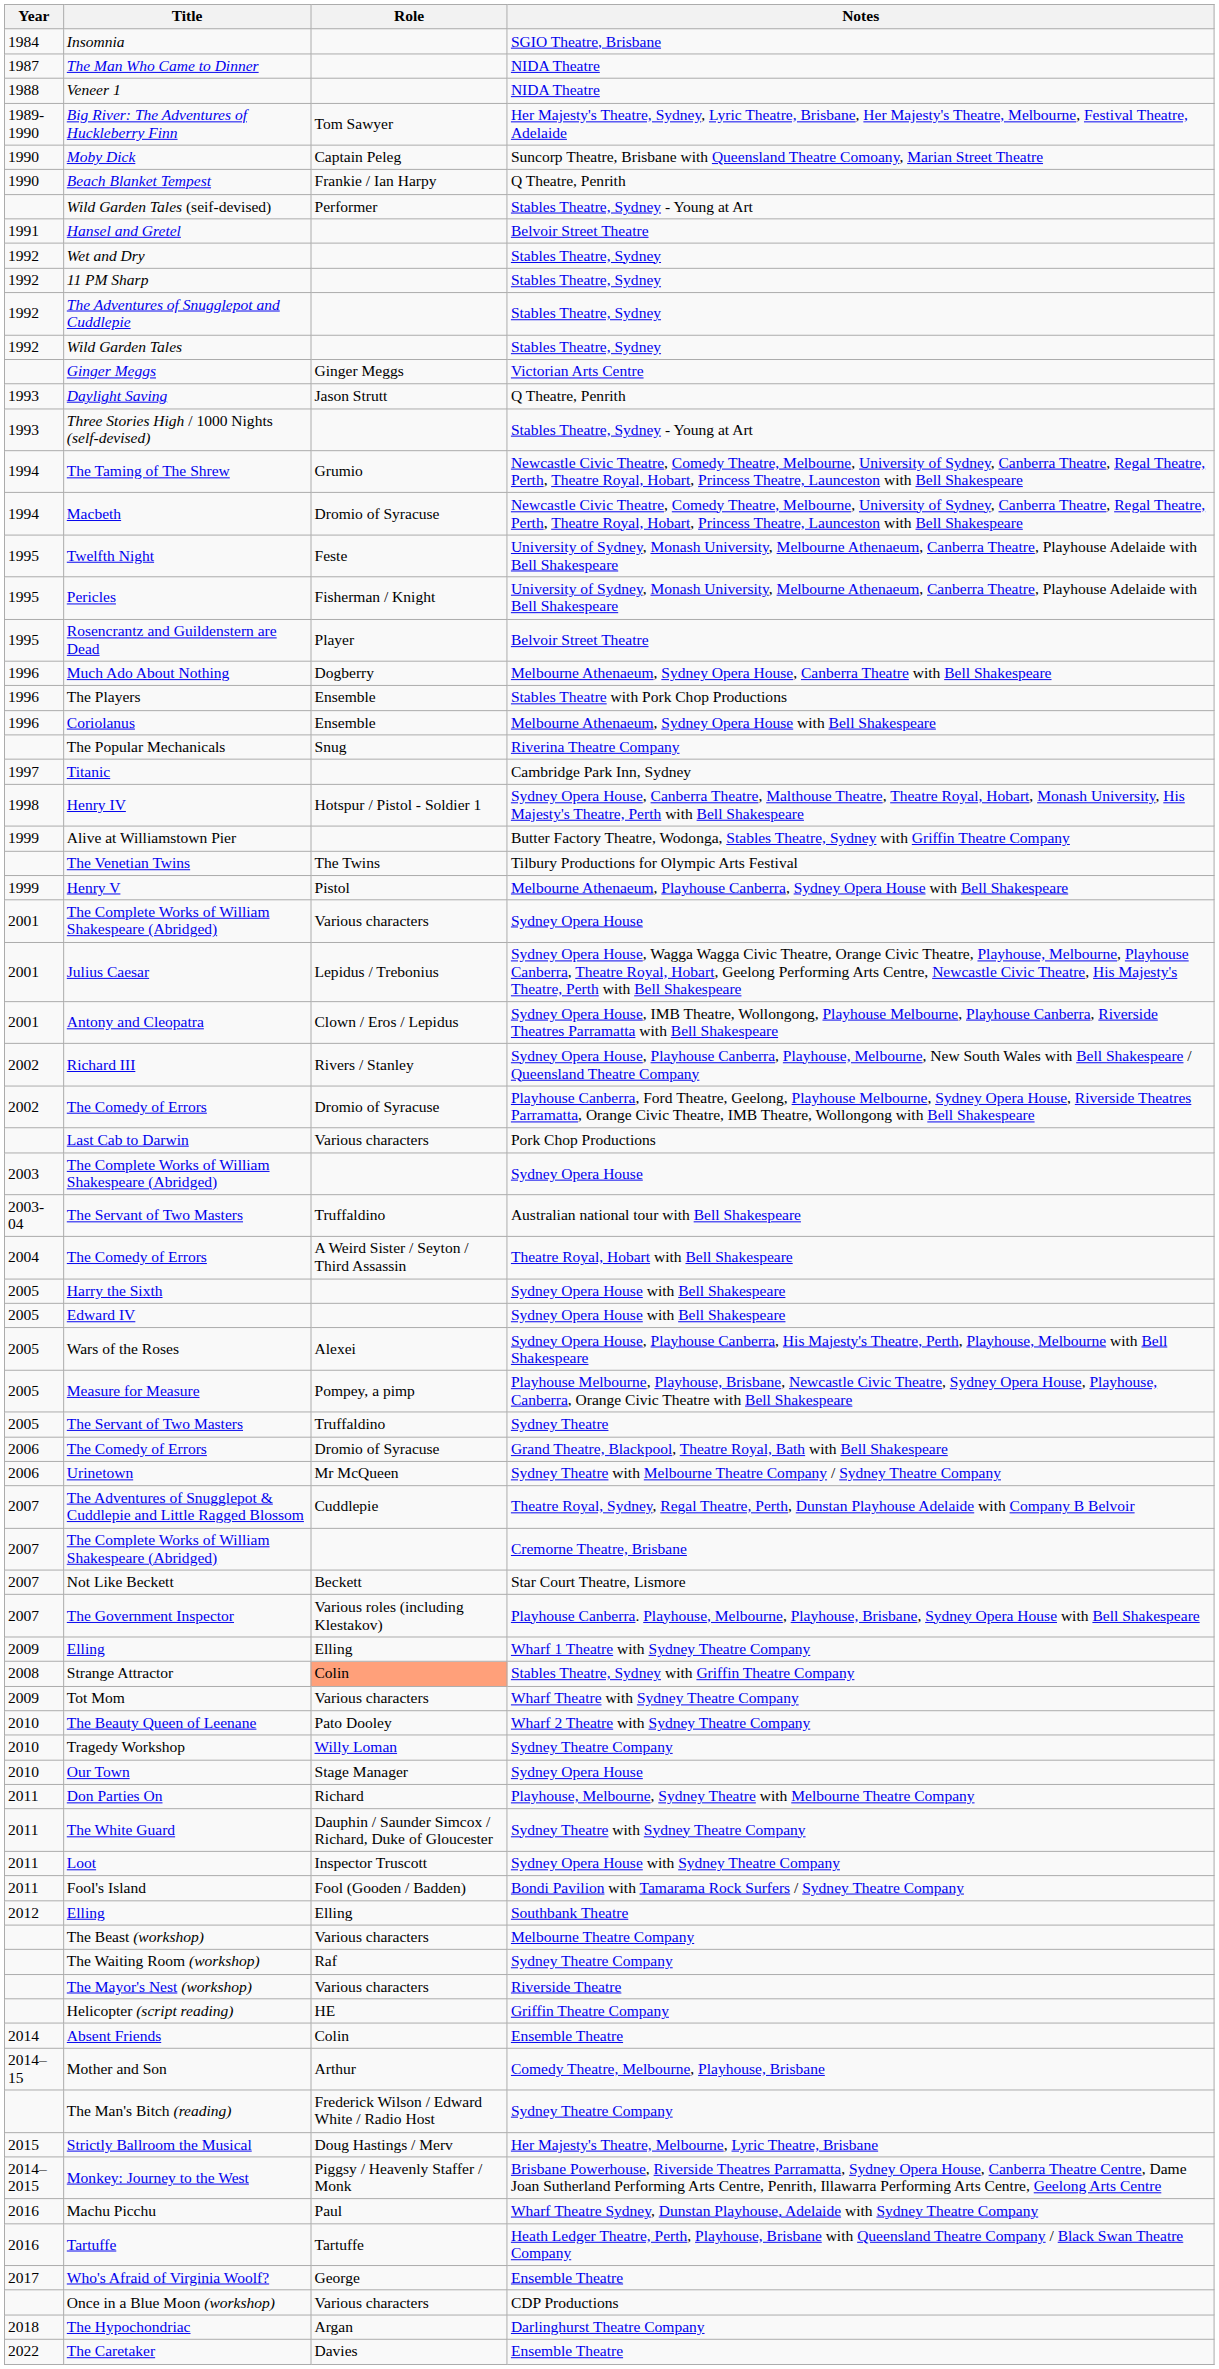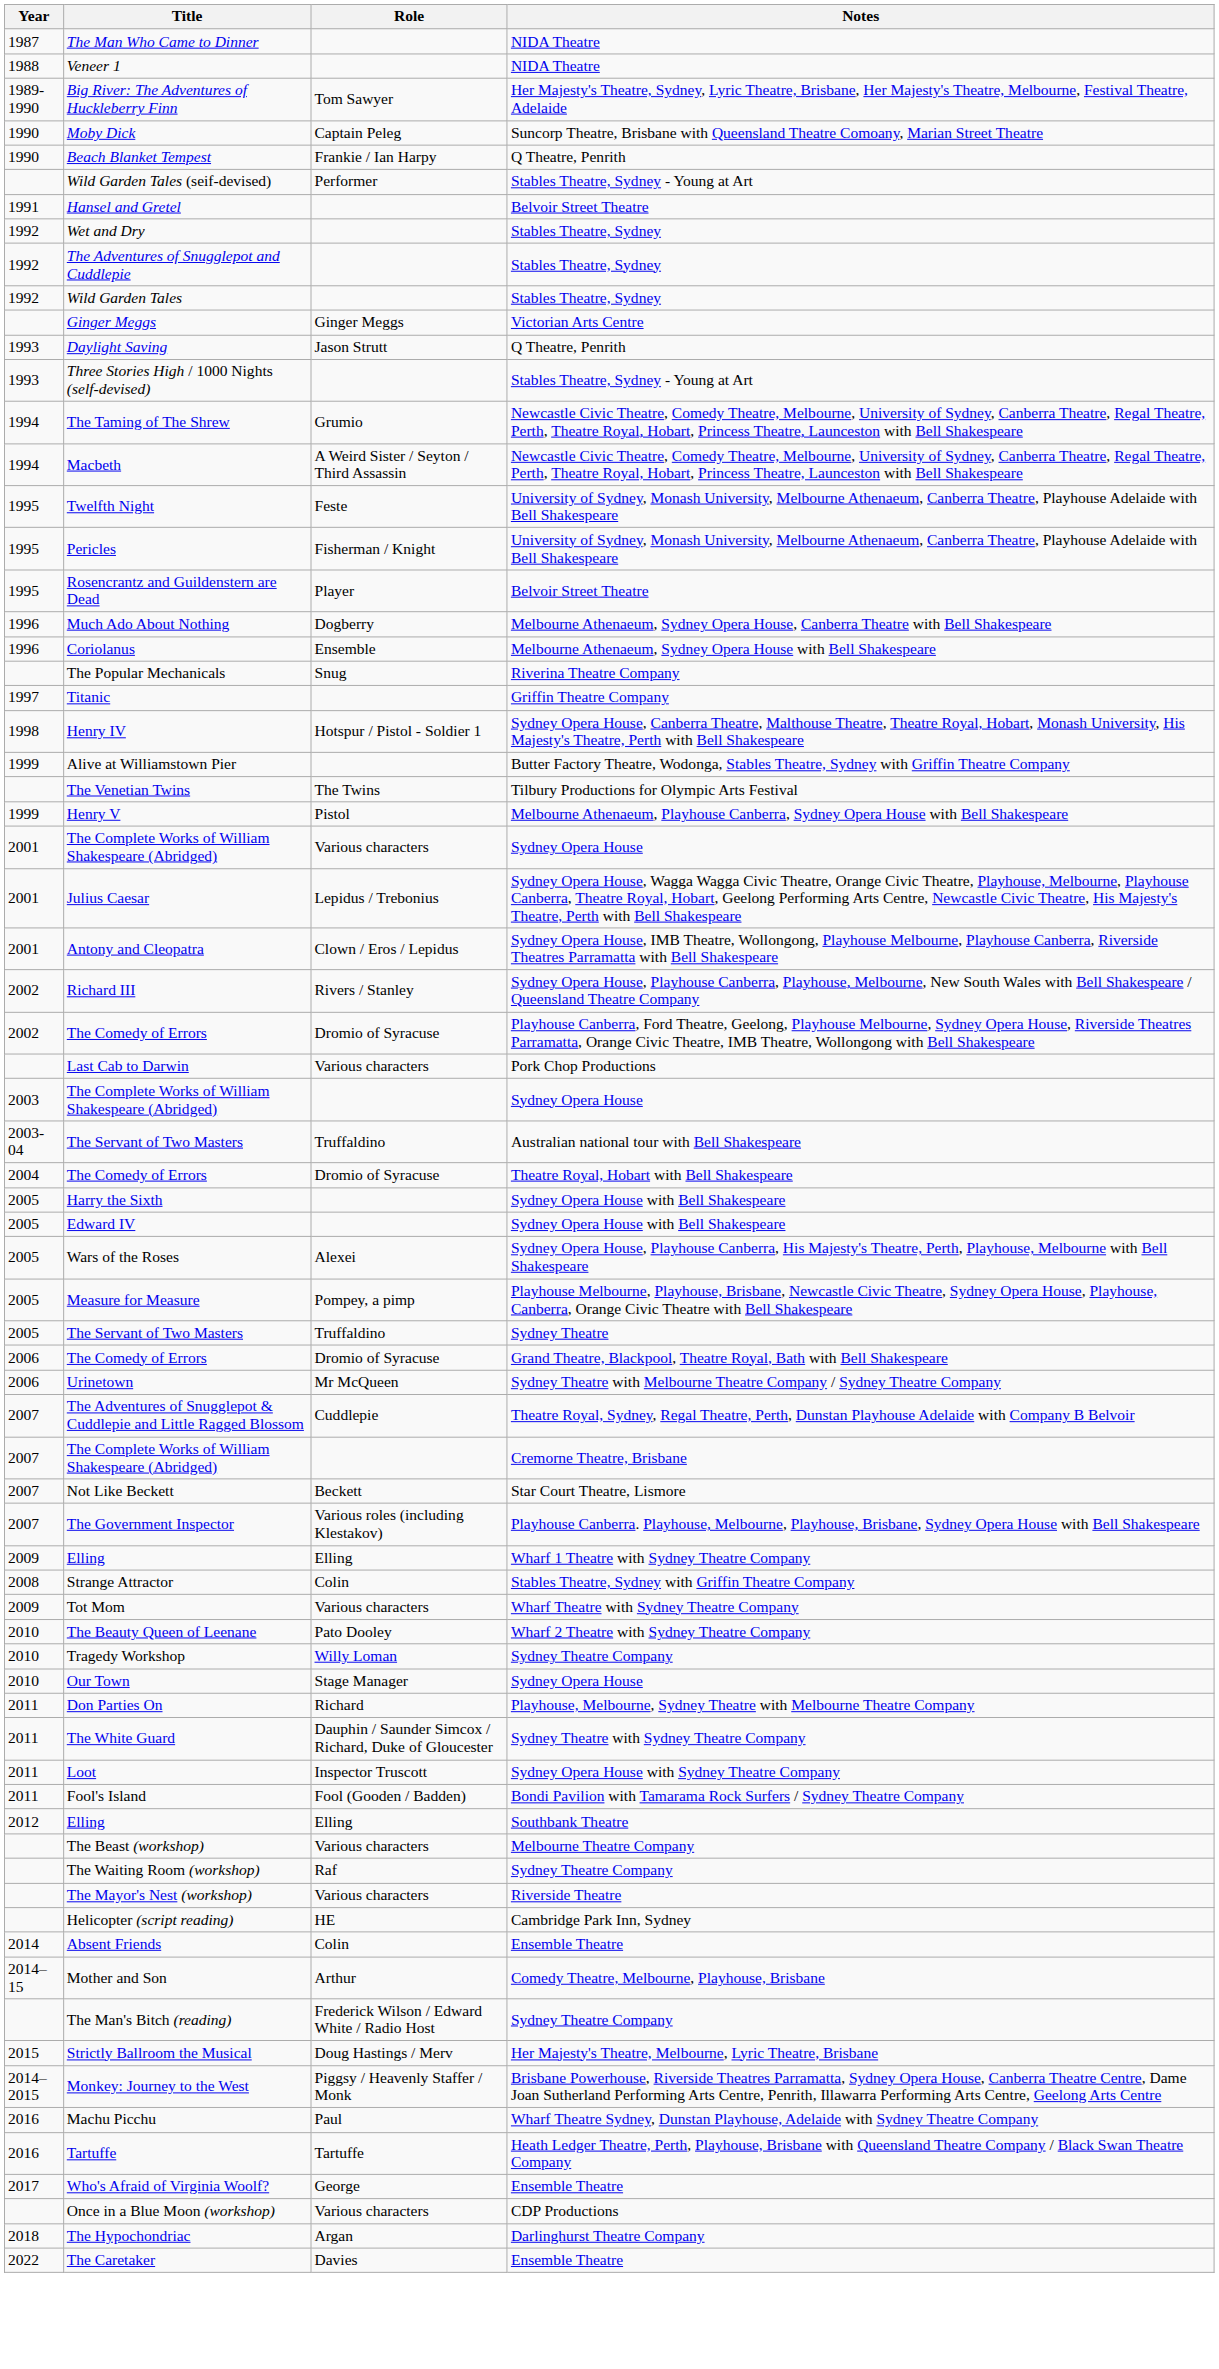- row: (24, 41)
- row: (24, 280)
(377, 513) Dromio of Syracuse -> (392, 464) A Weird Sister / Seyton / Third Assassin
- row: (24, 697)
(601, 771) Cambridge Park Inn, Sydney -> (590, 697) Griffin Theatre Company
(392, 1257) A Weird Sister / Seyton / Third Assassin -> (377, 1175) Dromio of Syracuse
(332, 1673) lightsalmon background -> (332, 1582) no background
(590, 2011) Griffin Theatre Company -> (601, 1919) Cambridge Park Inn, Sydney
